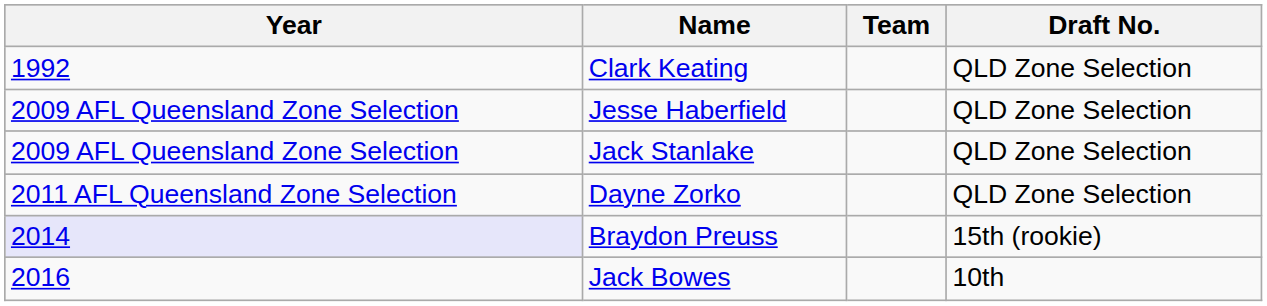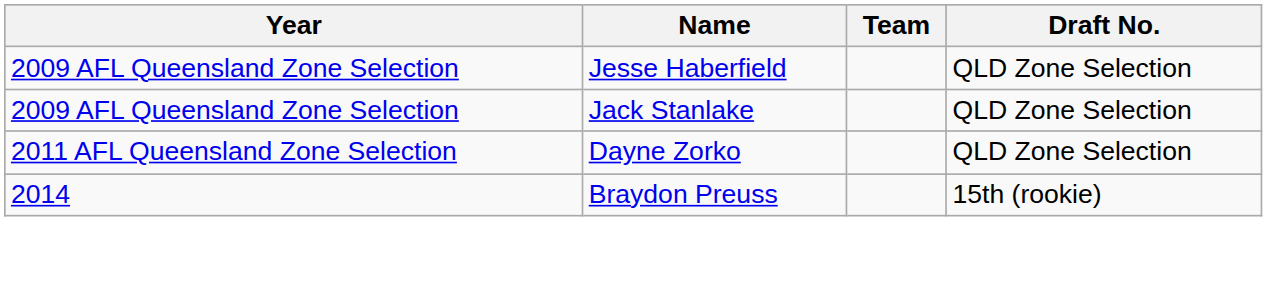- row: (668, 67)
(40, 236) lavender background -> (40, 194) no background
- row: (660, 278)
